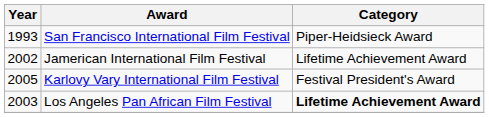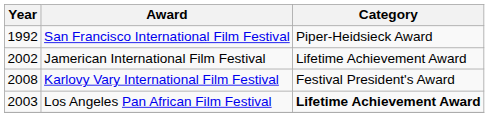(23, 36) 1993 -> (23, 36) 1992
(23, 79) 2005 -> (23, 79) 2008
